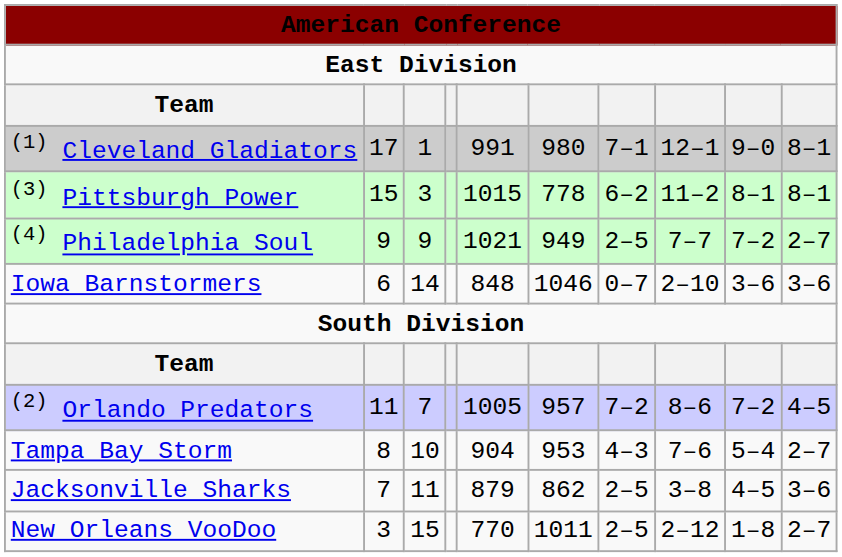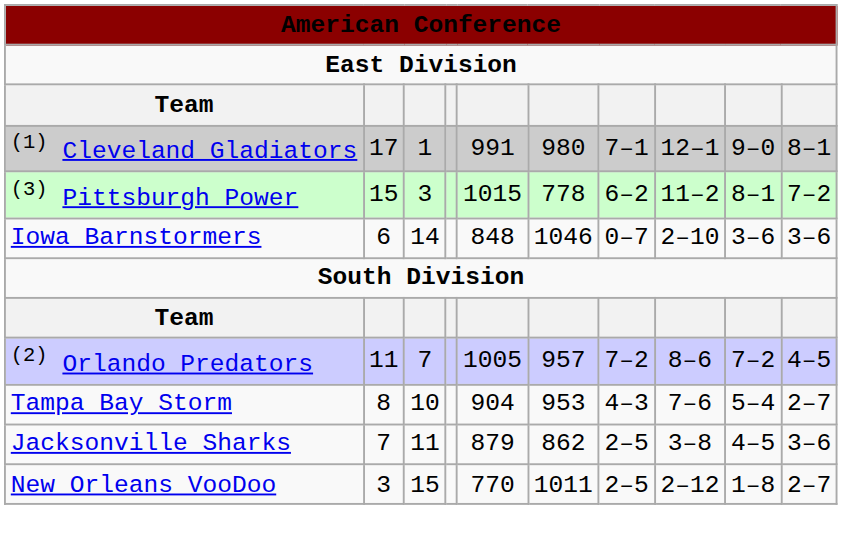(809, 195) 8–1 -> (809, 195) 7–2
- row: (162, 241)
